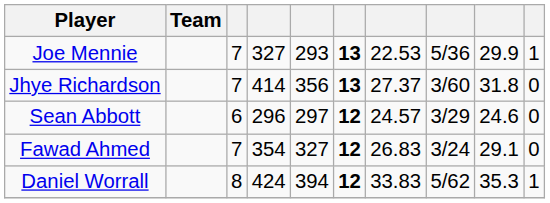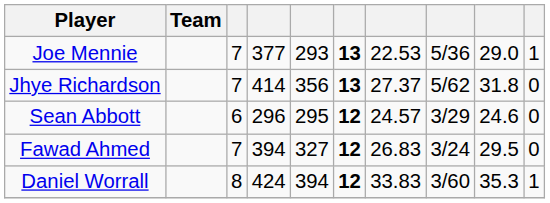(269, 52) 327 -> (269, 52) 377
(499, 52) 29.9 -> (499, 52) 29.0
(450, 85) 3/60 -> (450, 85) 5/62
(312, 117) 297 -> (312, 117) 295
(269, 149) 354 -> (269, 149) 394
(499, 149) 29.1 -> (499, 149) 29.5
(450, 181) 5/62 -> (450, 181) 3/60
